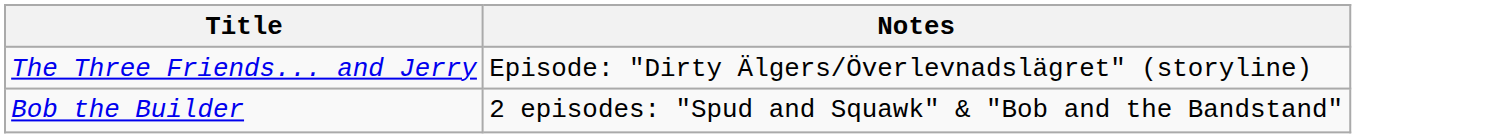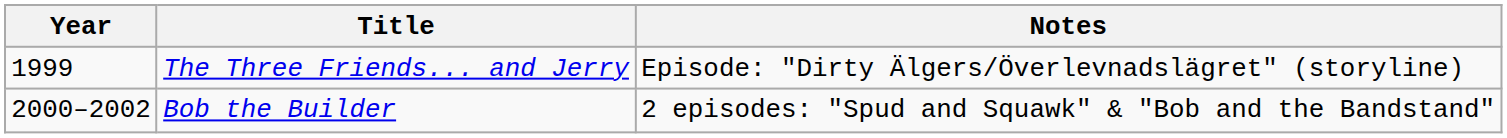+ column: (81, 26)
